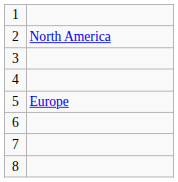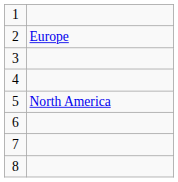(70, 36) North America -> (49, 36) Europe
(49, 101) Europe -> (70, 101) North America
